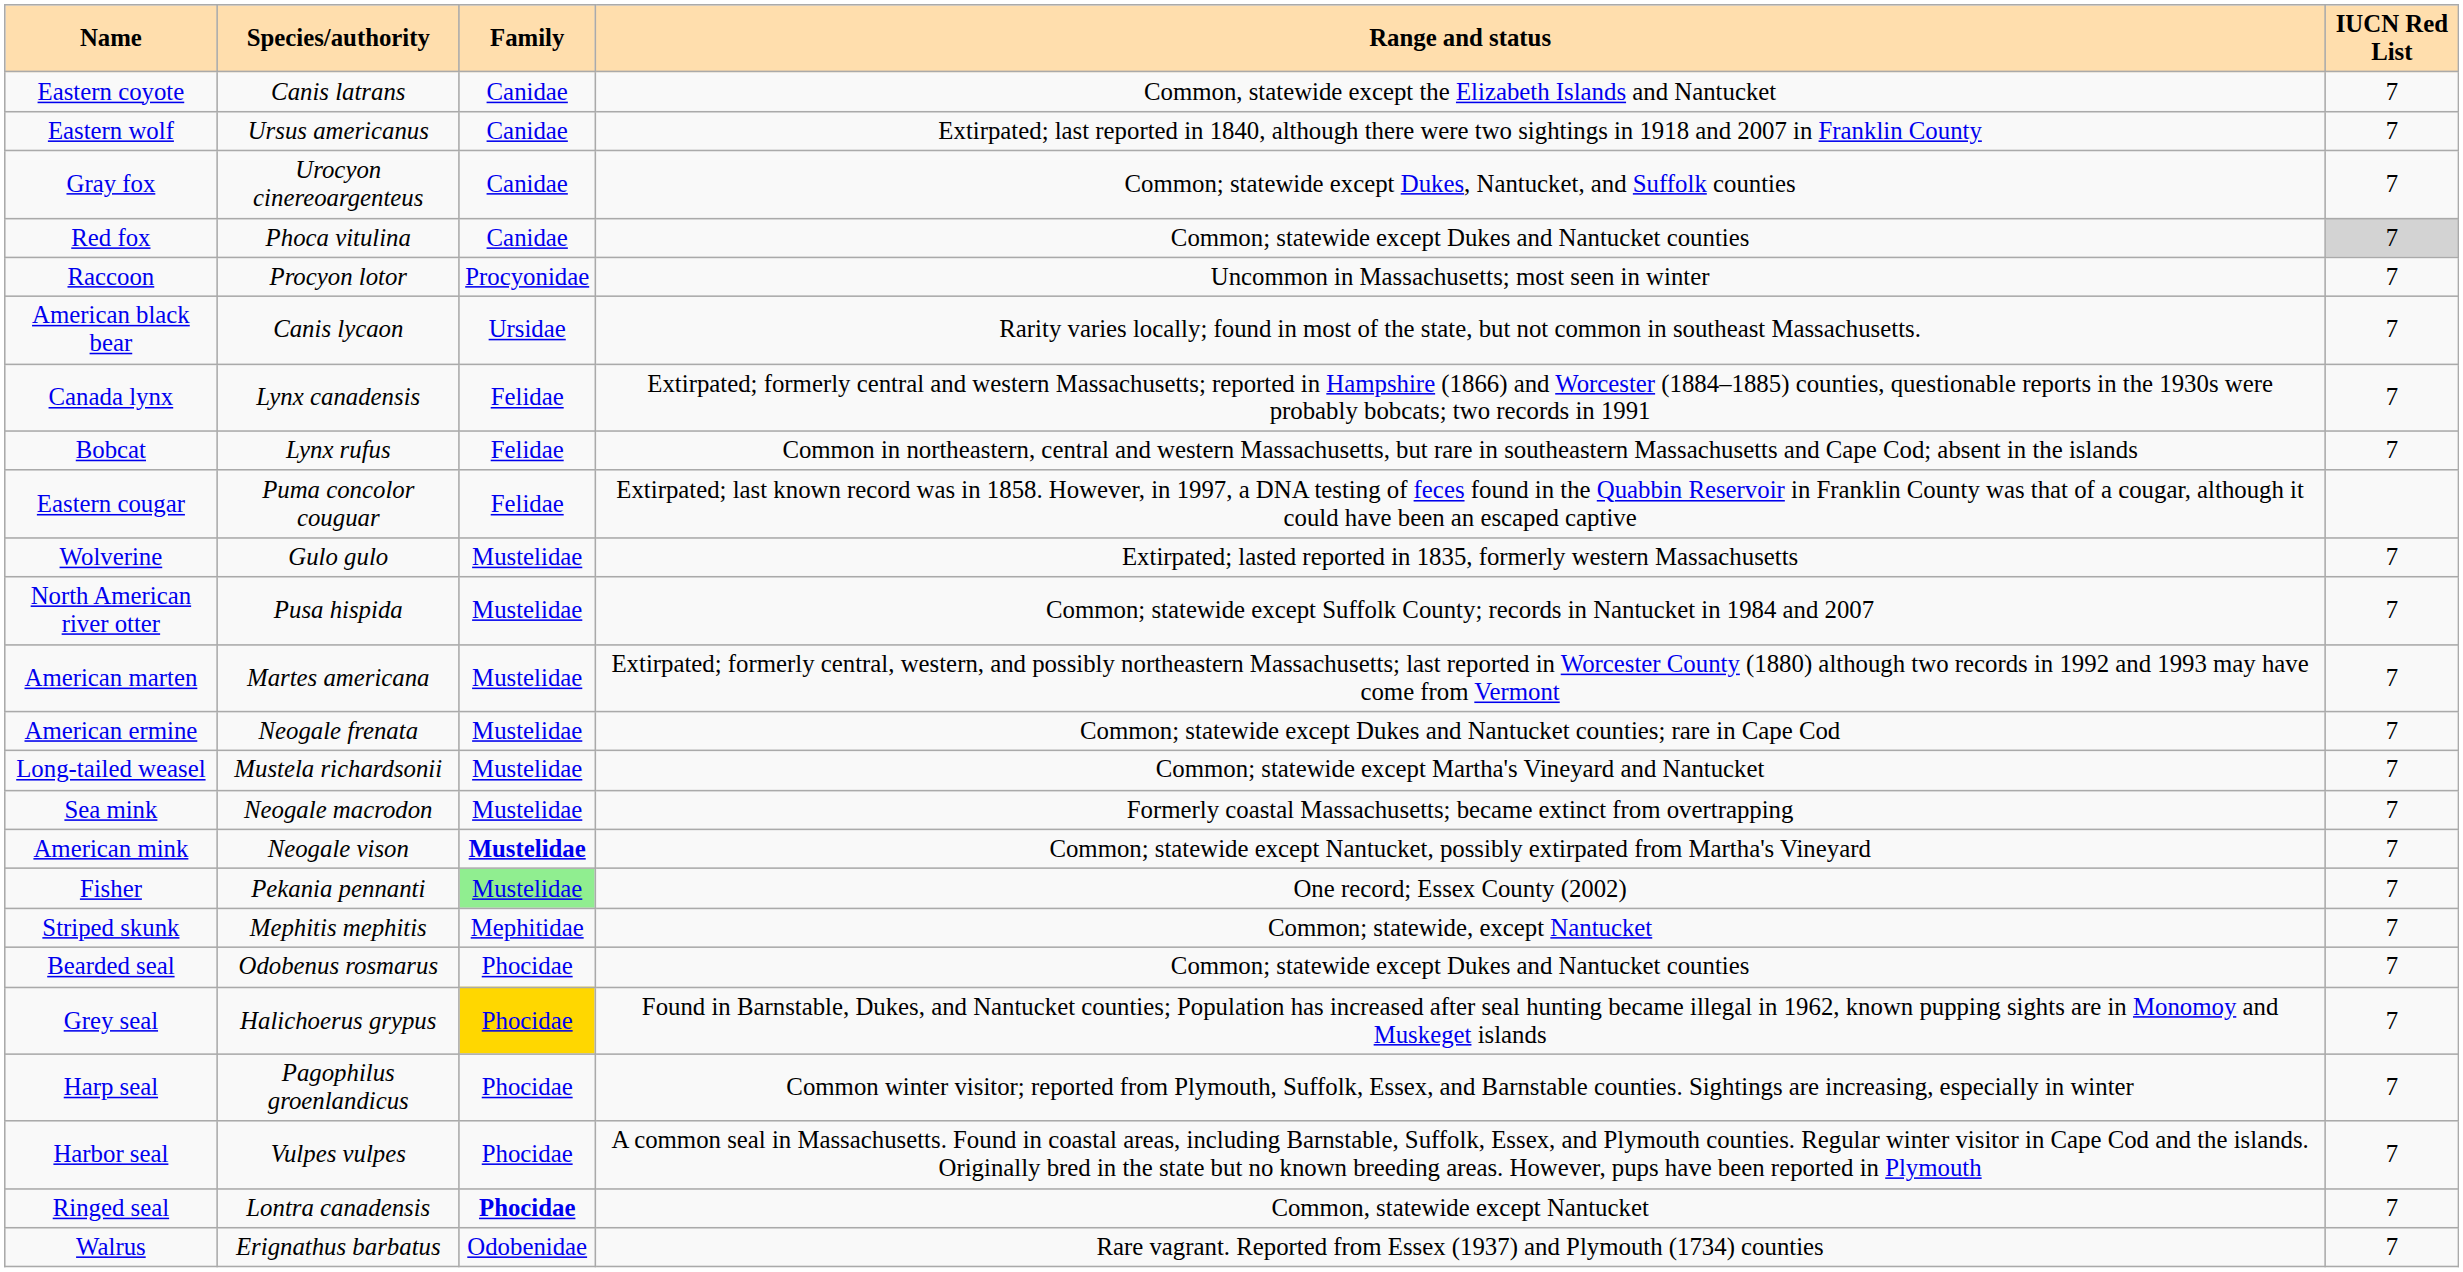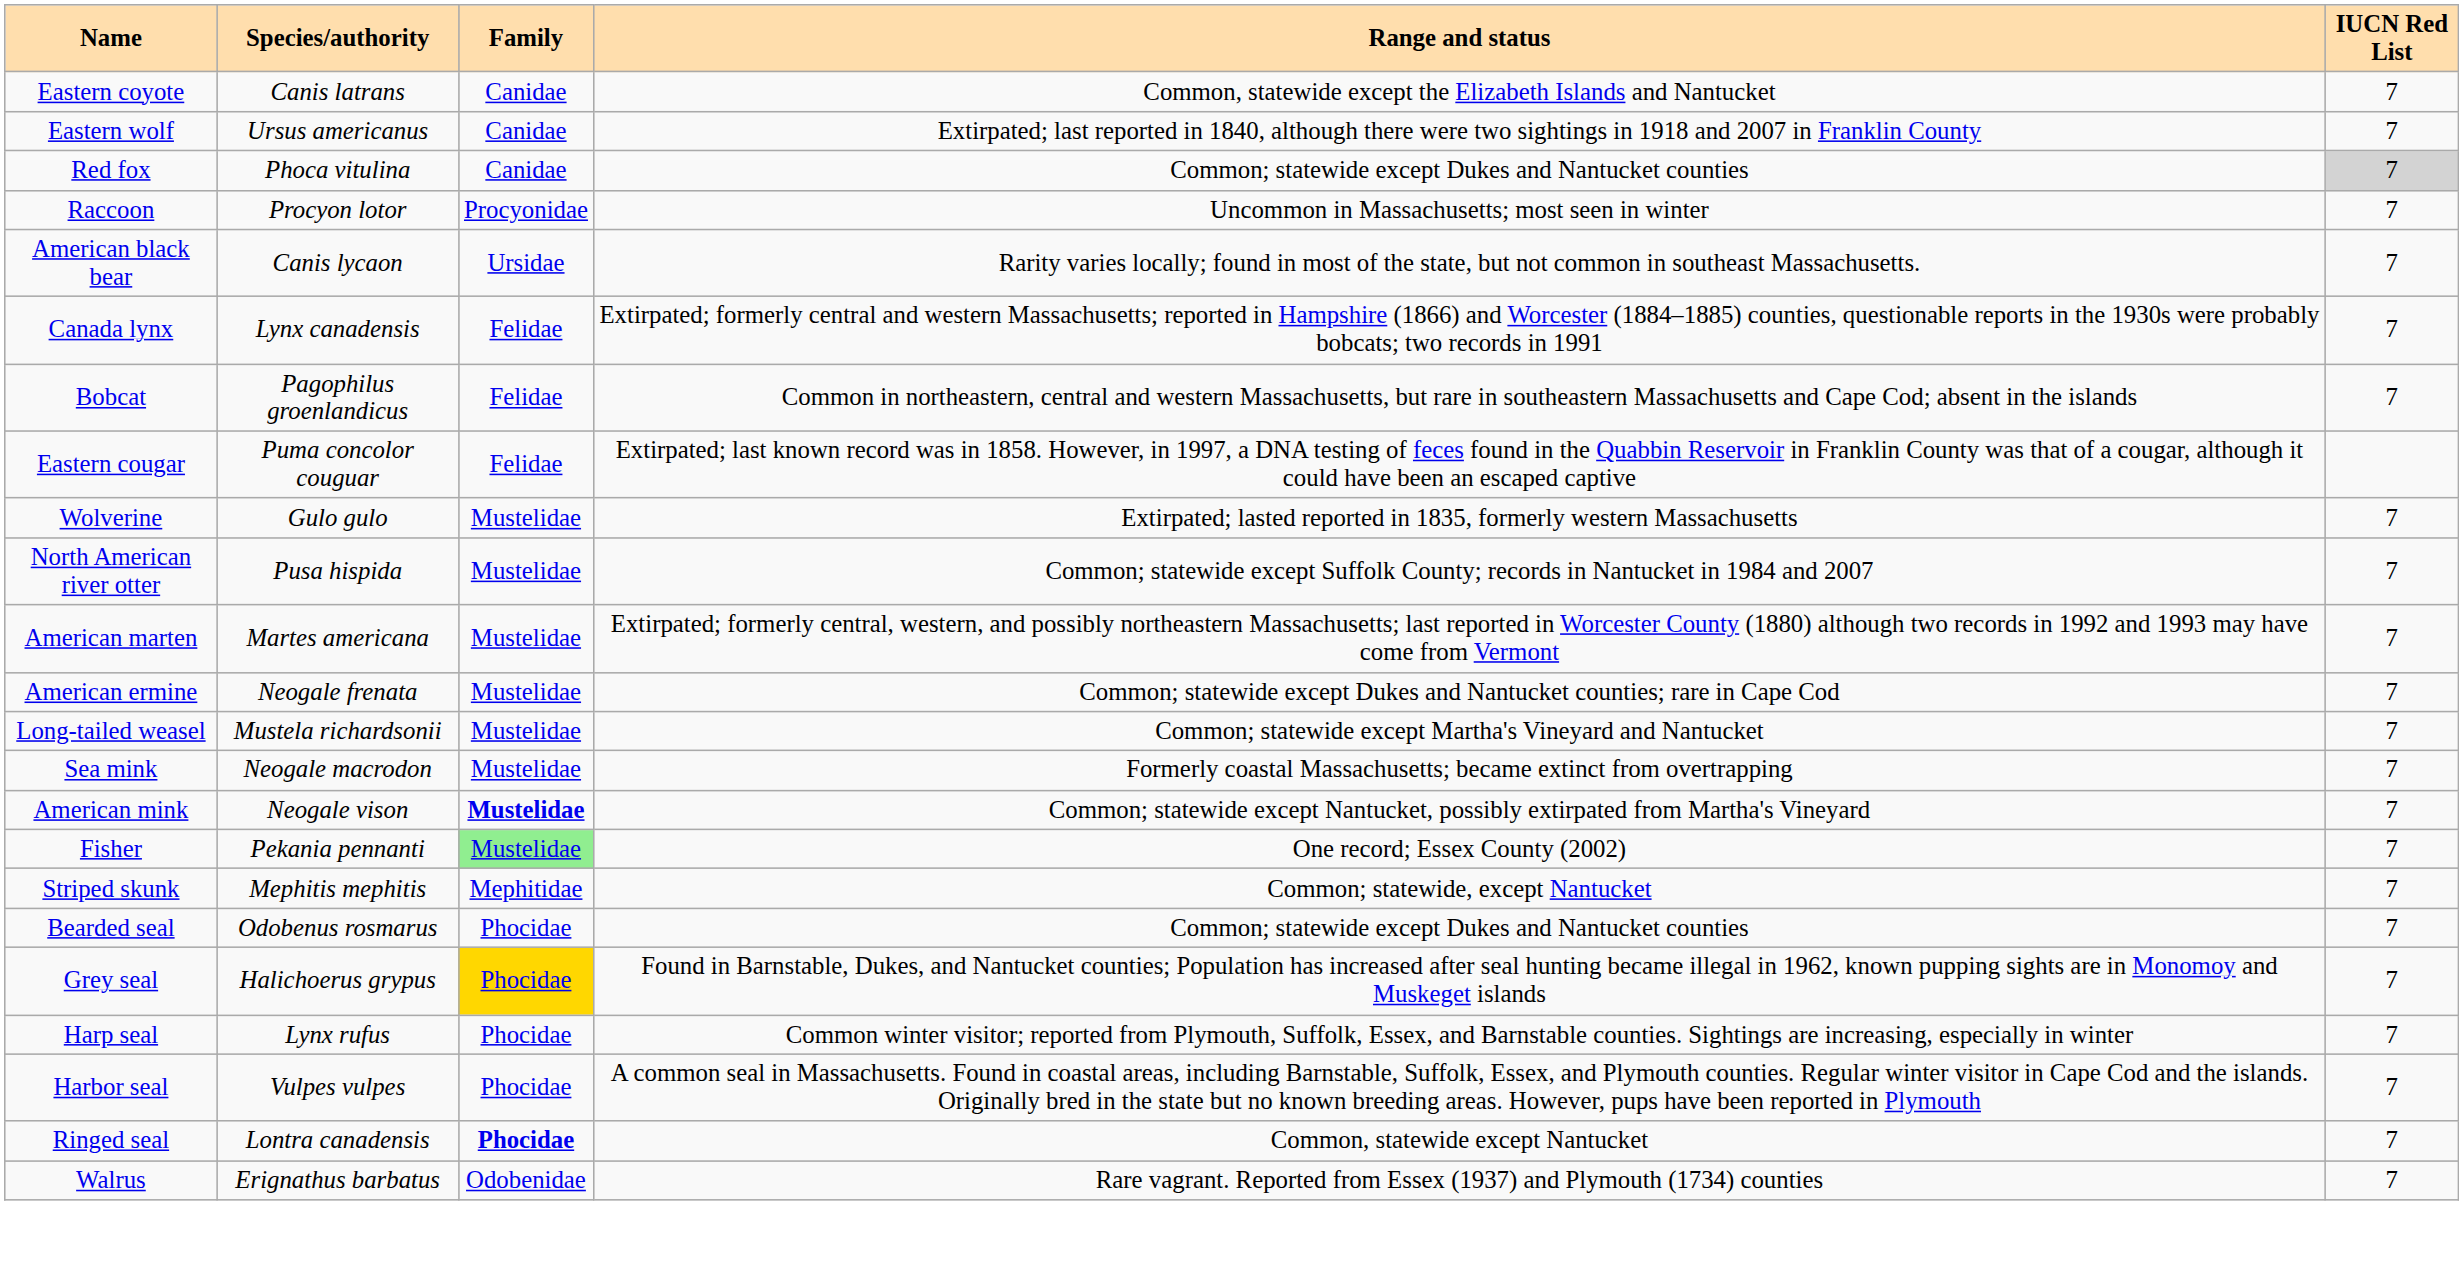- row: (111, 184)
(338, 450) Lynx rufus -> (338, 397) Pagophilus groenlandicus
(338, 1087) Pagophilus groenlandicus -> (338, 1033) Lynx rufus
